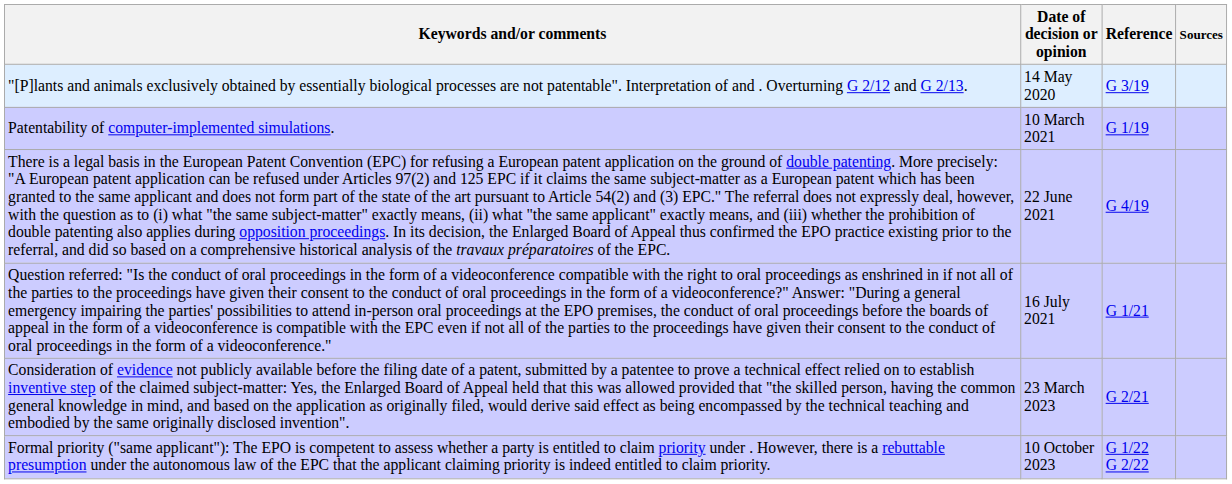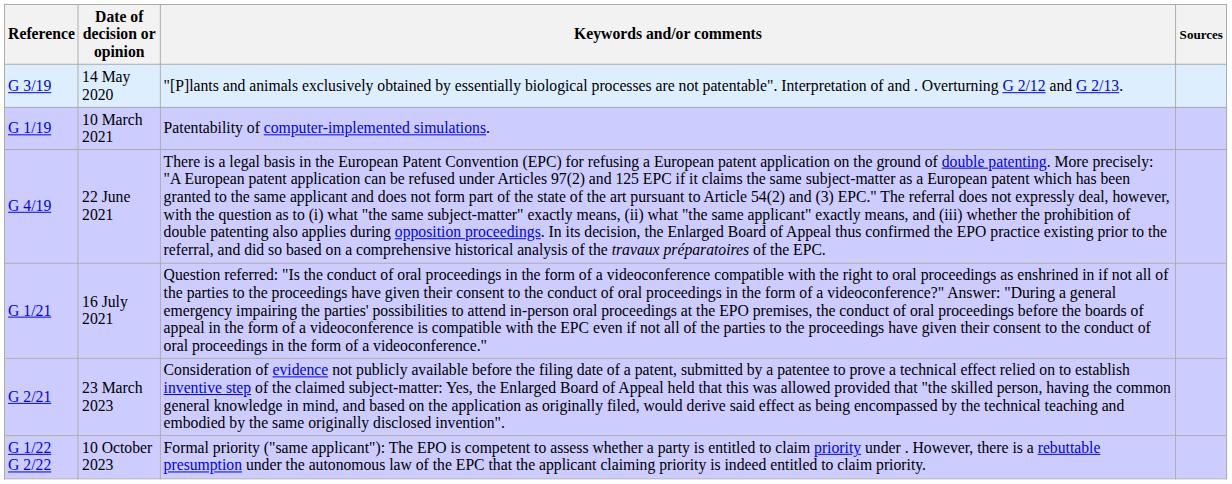columns swapped: (1139, 34) <-> (512, 34)
